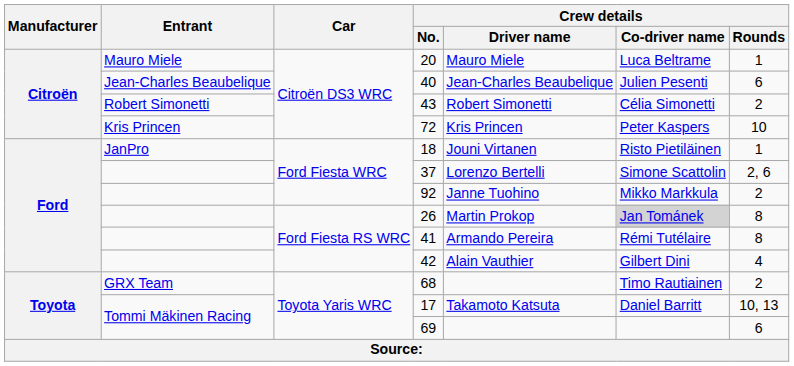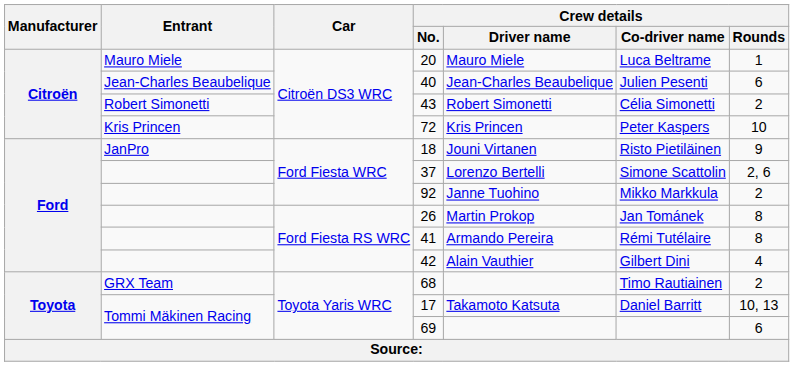(759, 149) 1 -> (759, 149) 9
(662, 216) lightgrey background -> (662, 216) no background
